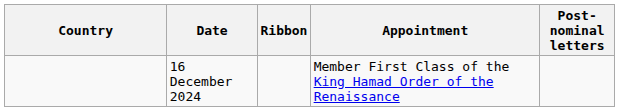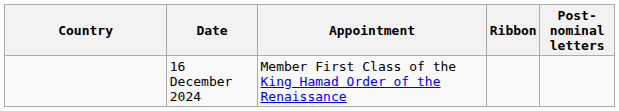columns swapped: (425, 30) <-> (284, 30)
